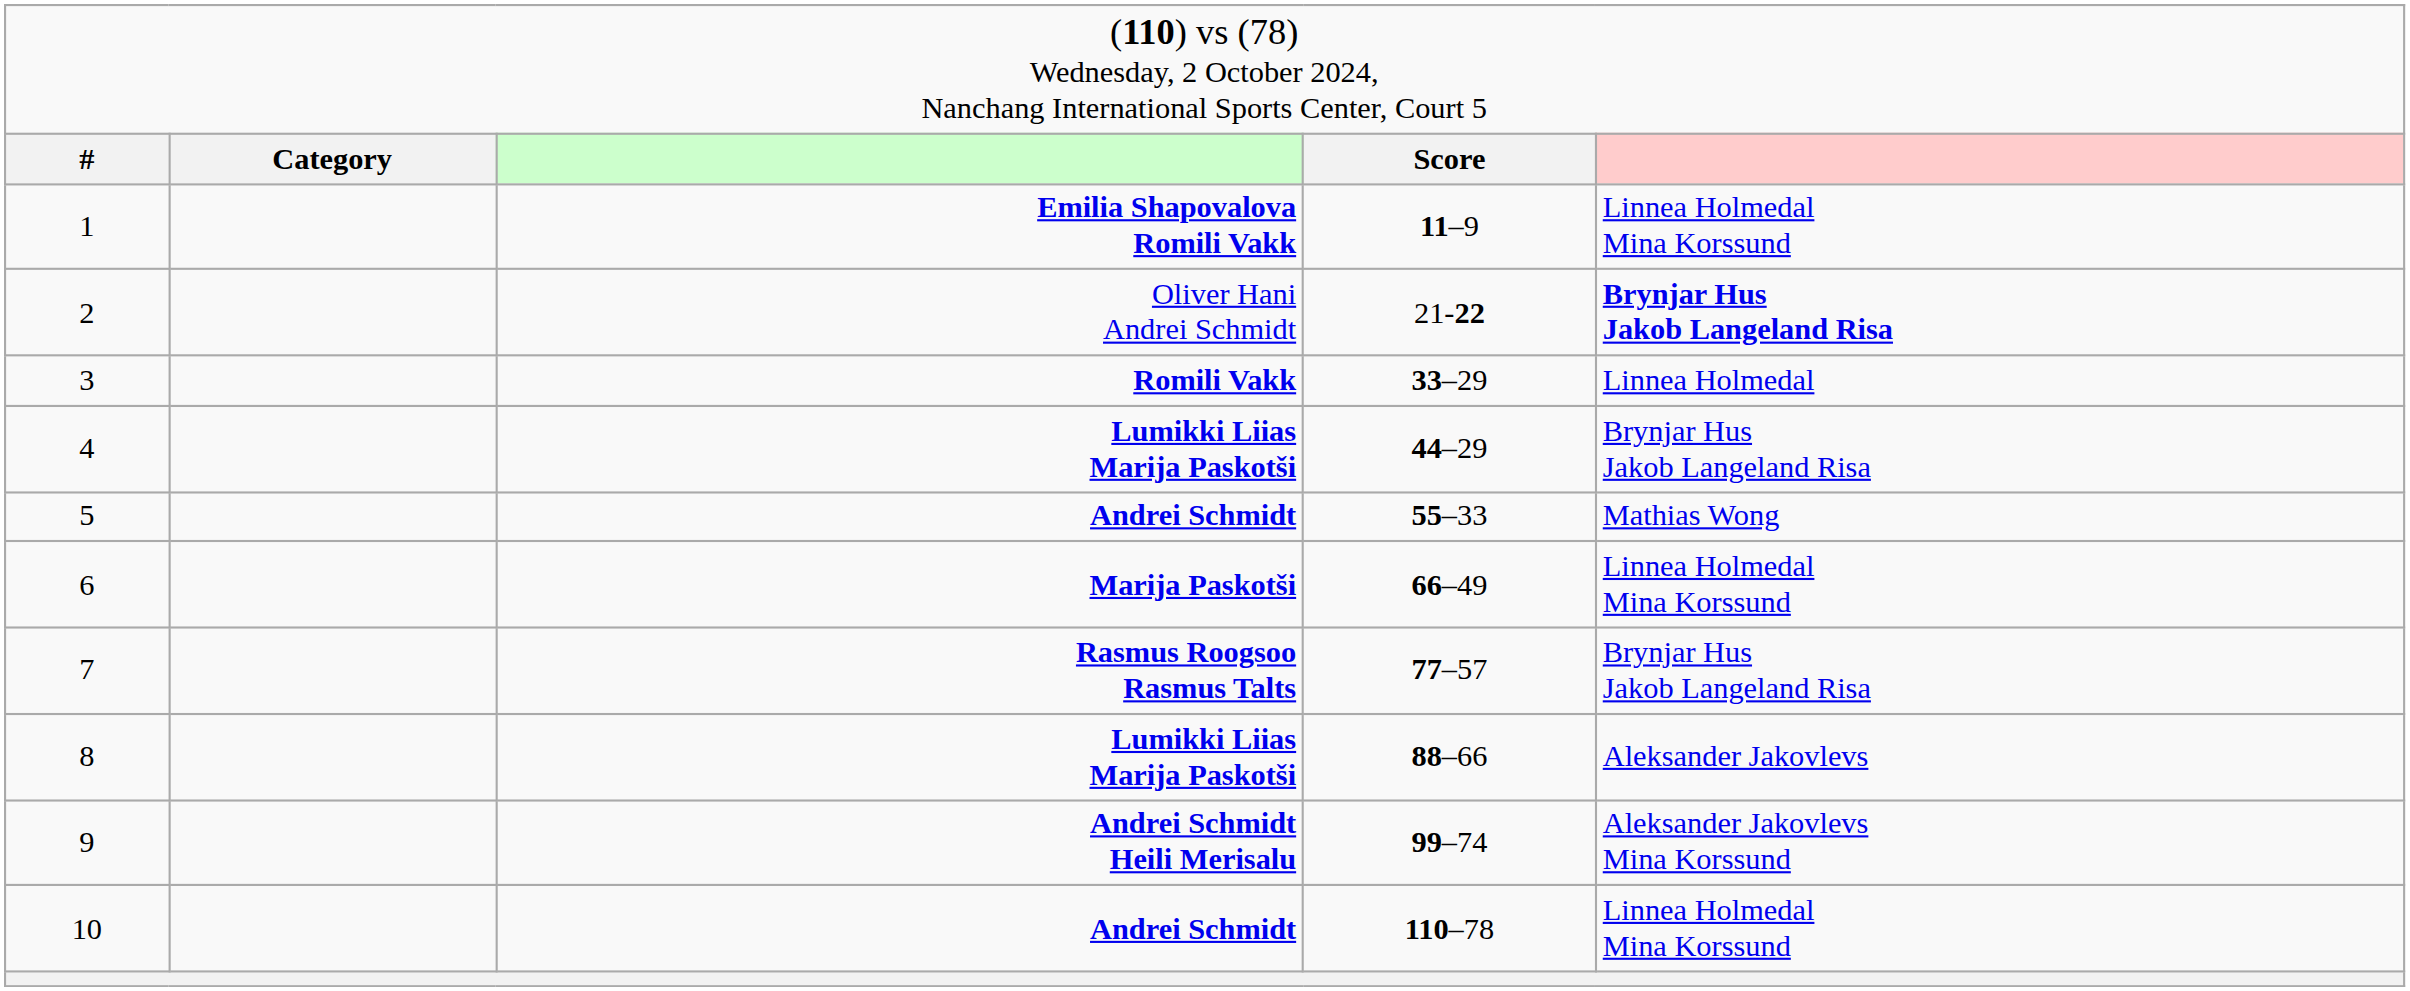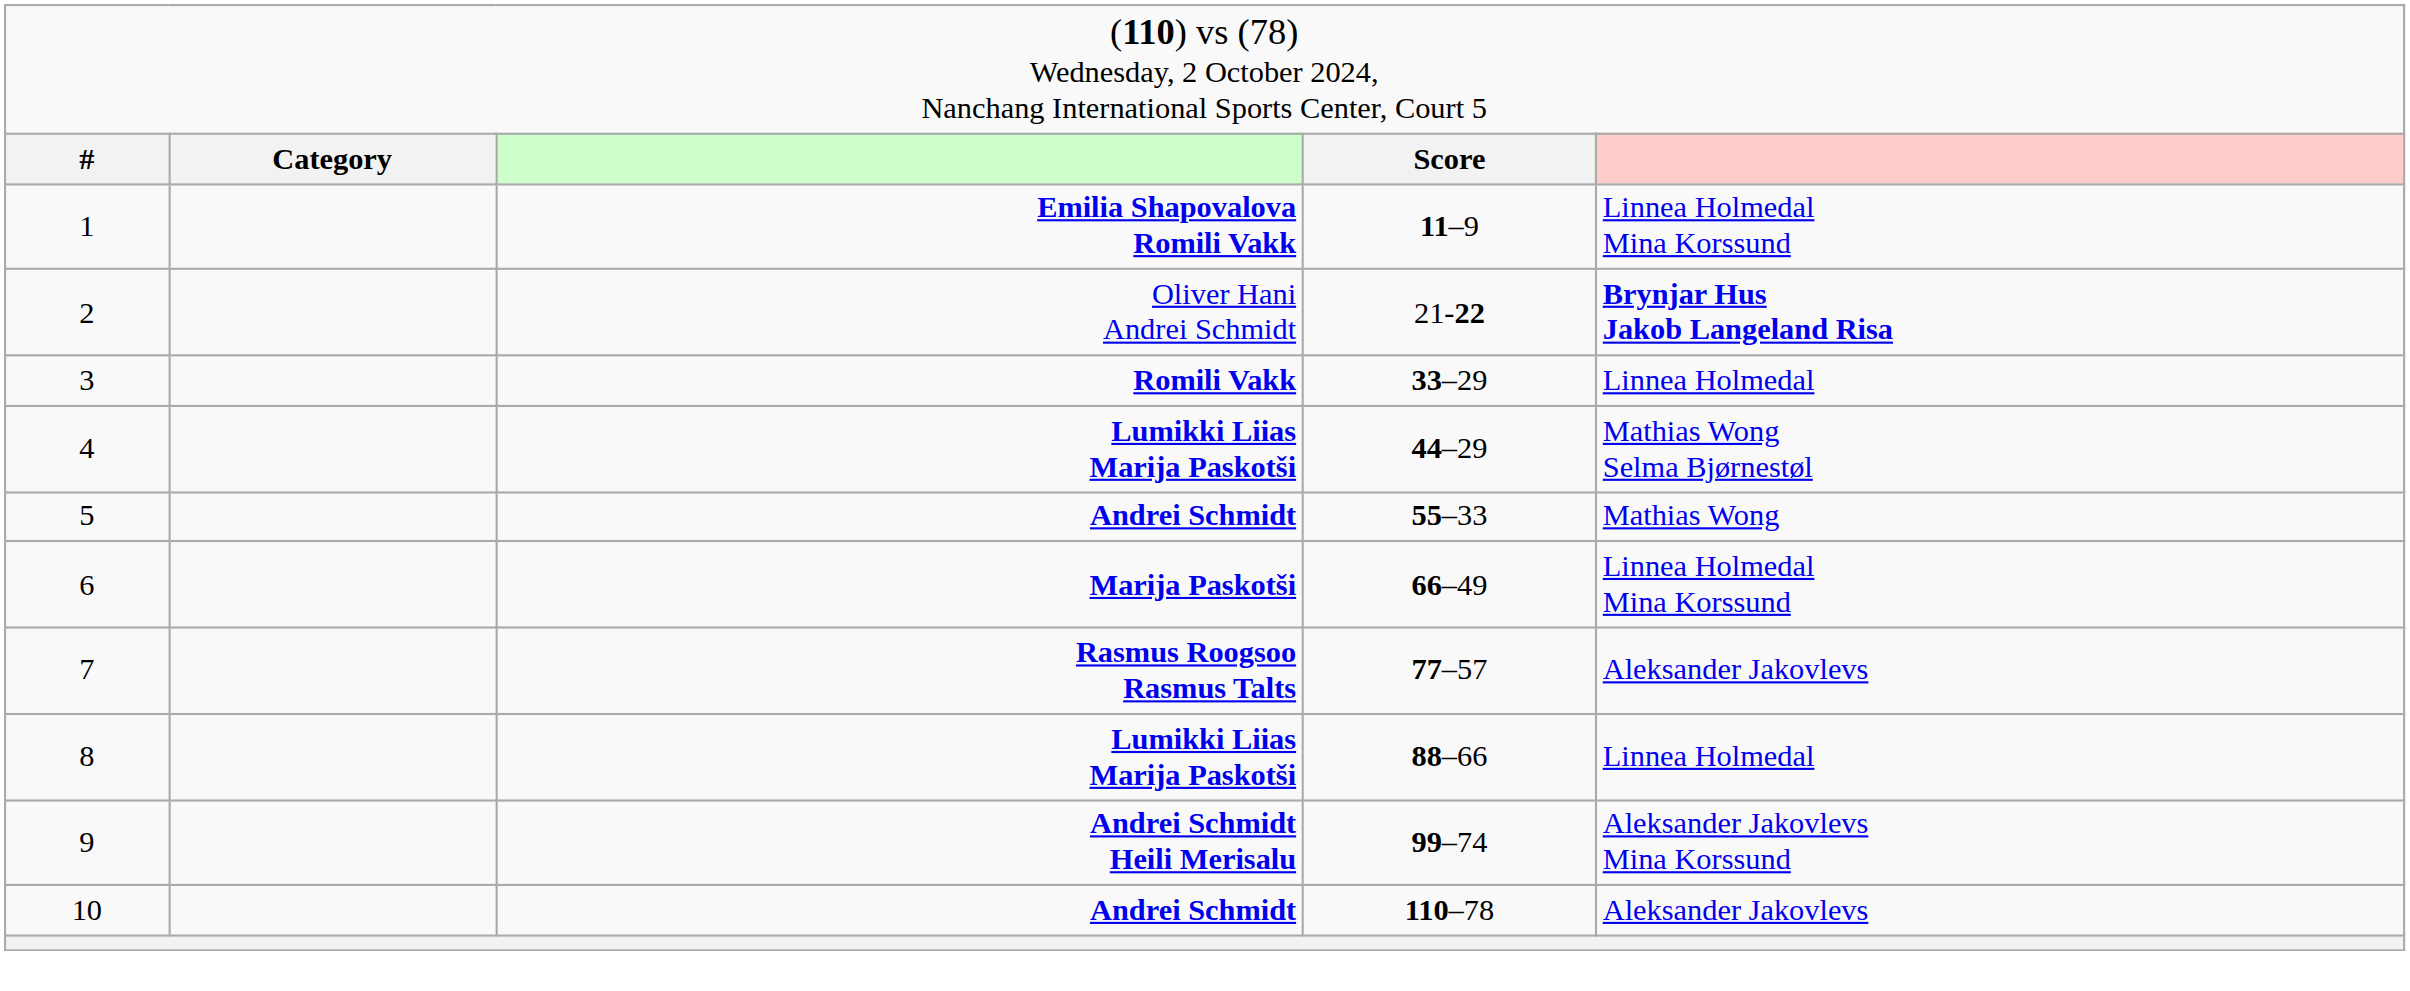(1737, 448) Brynjar Hus Jakob Langeland Risa -> (1708, 448) Mathias Wong Selma Bjørnestøl
(1737, 670) Brynjar Hus Jakob Langeland Risa -> (1736, 670) Aleksander Jakovlevs
(1736, 756) Aleksander Jakovlevs -> (1709, 756) Linnea Holmedal
(1709, 928) Linnea Holmedal Mina Korssund -> (1736, 910) Aleksander Jakovlevs
